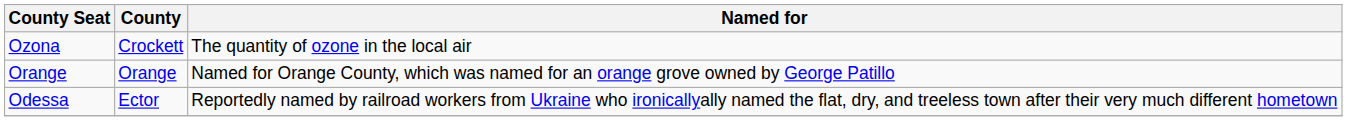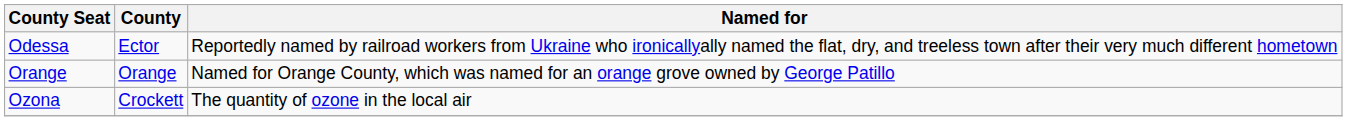rows swapped: (39, 101) <-> (34, 45)
